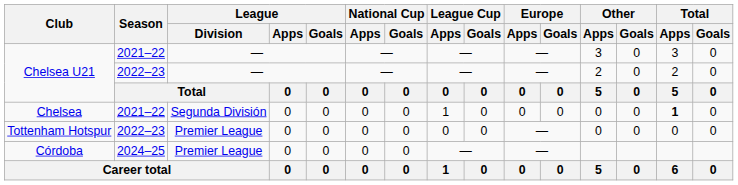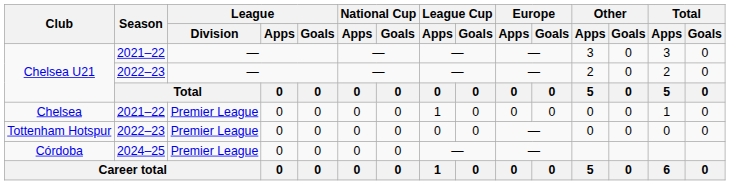(219, 111) Segunda División -> (214, 111) Premier League
(675, 111) bold -> (667, 111) normal
